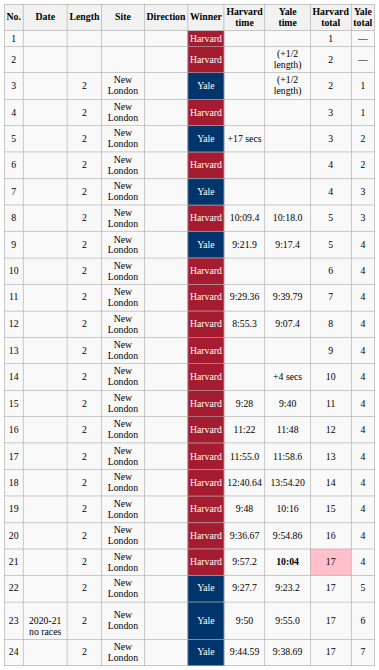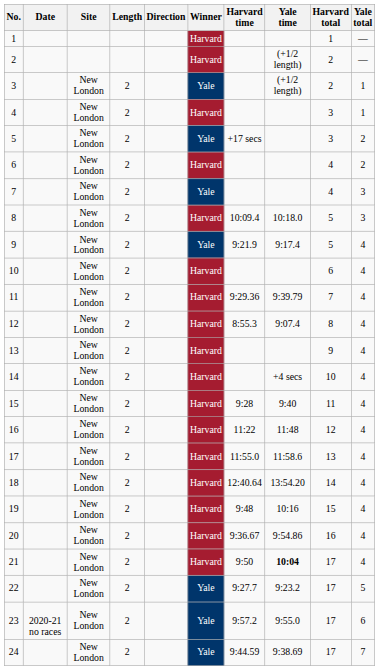columns swapped: (123, 17) <-> (84, 17)
(245, 562) 9:57.2 -> (245, 562) 9:50
(331, 562) pink background -> (331, 562) no background
(245, 620) 9:50 -> (245, 620) 9:57.2
